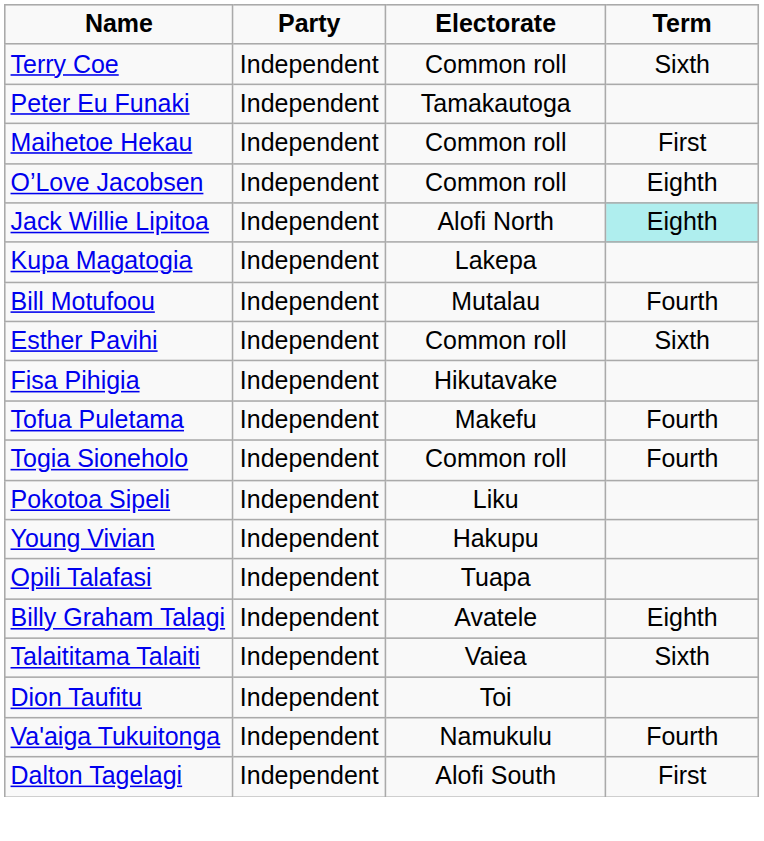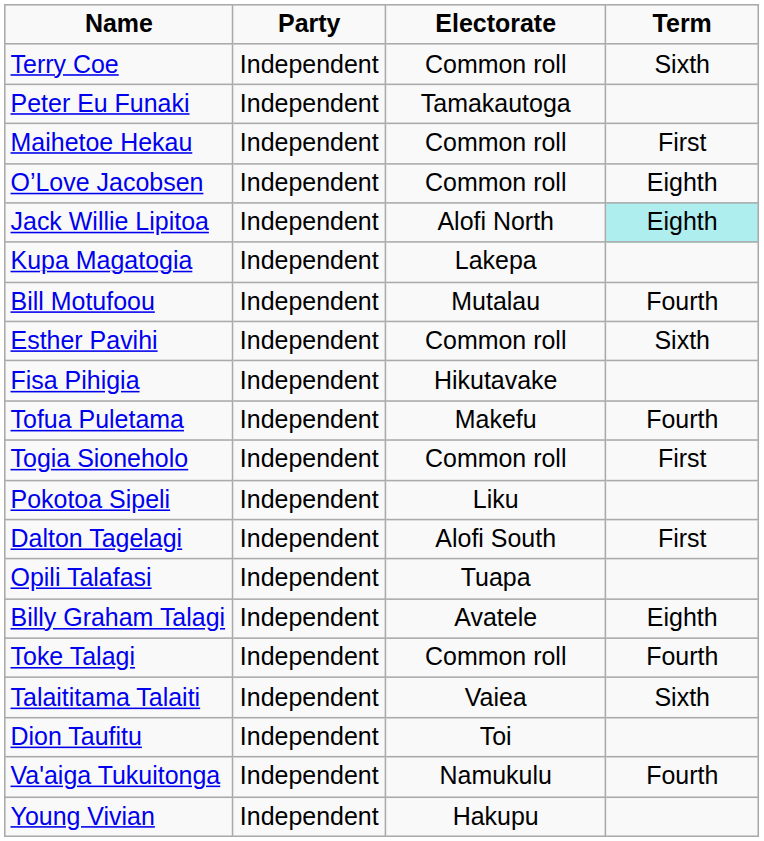(682, 459) Fourth -> (682, 459) First
rows swapped: (96, 776) <-> (83, 538)
+ row: (73, 657)
